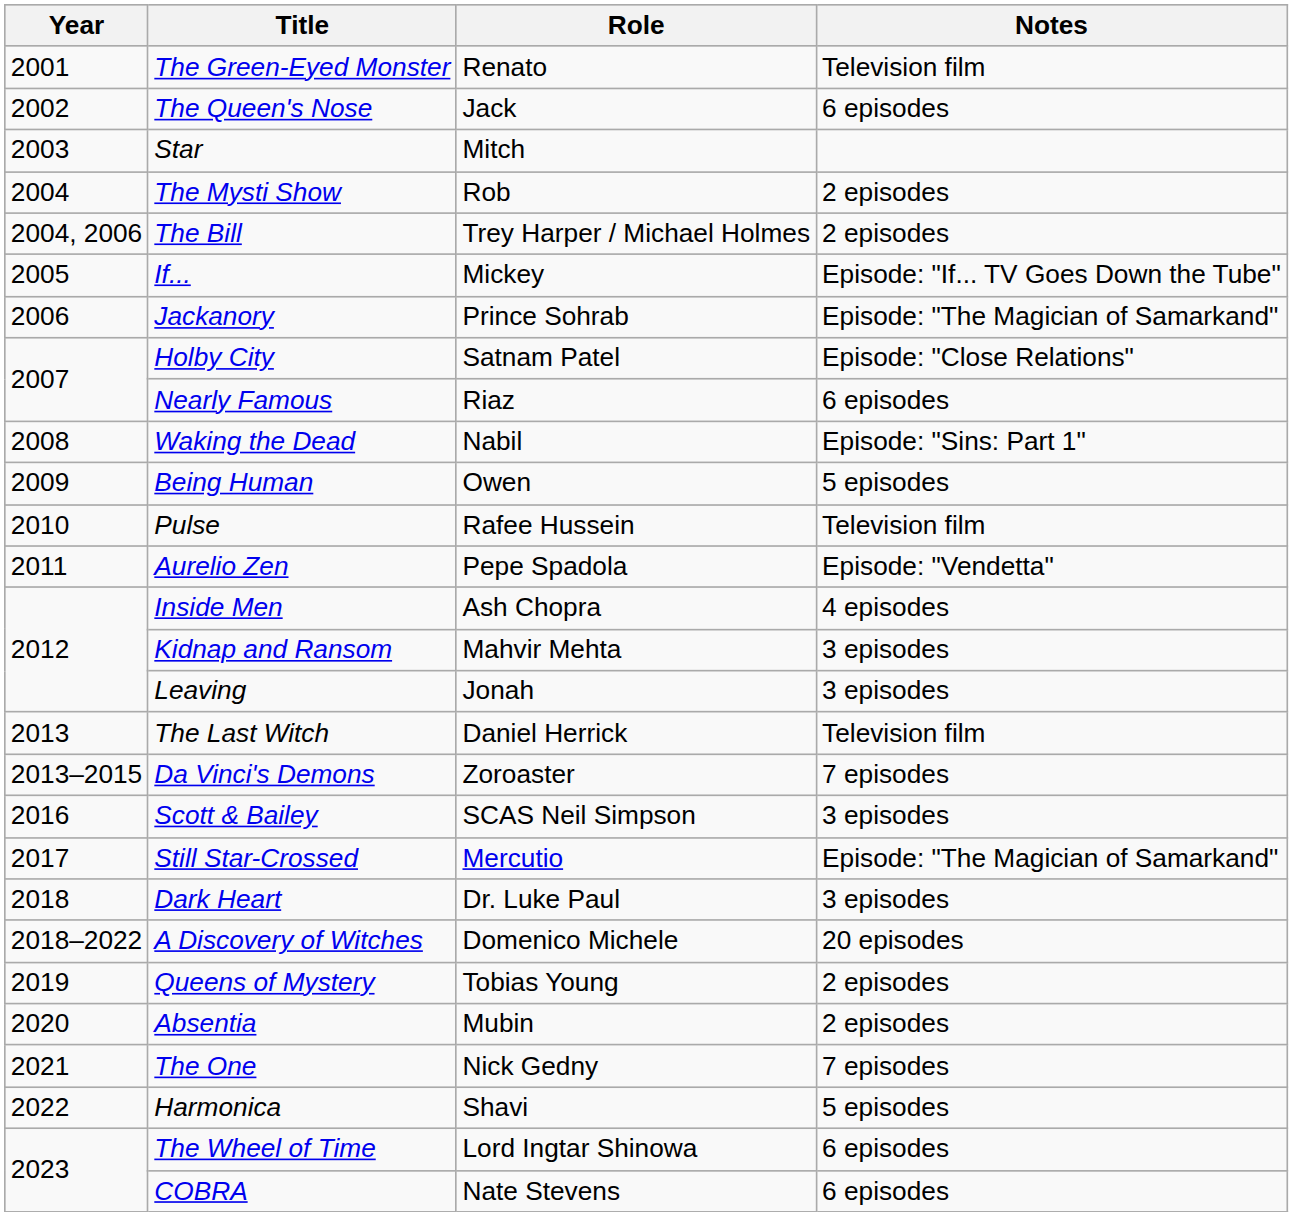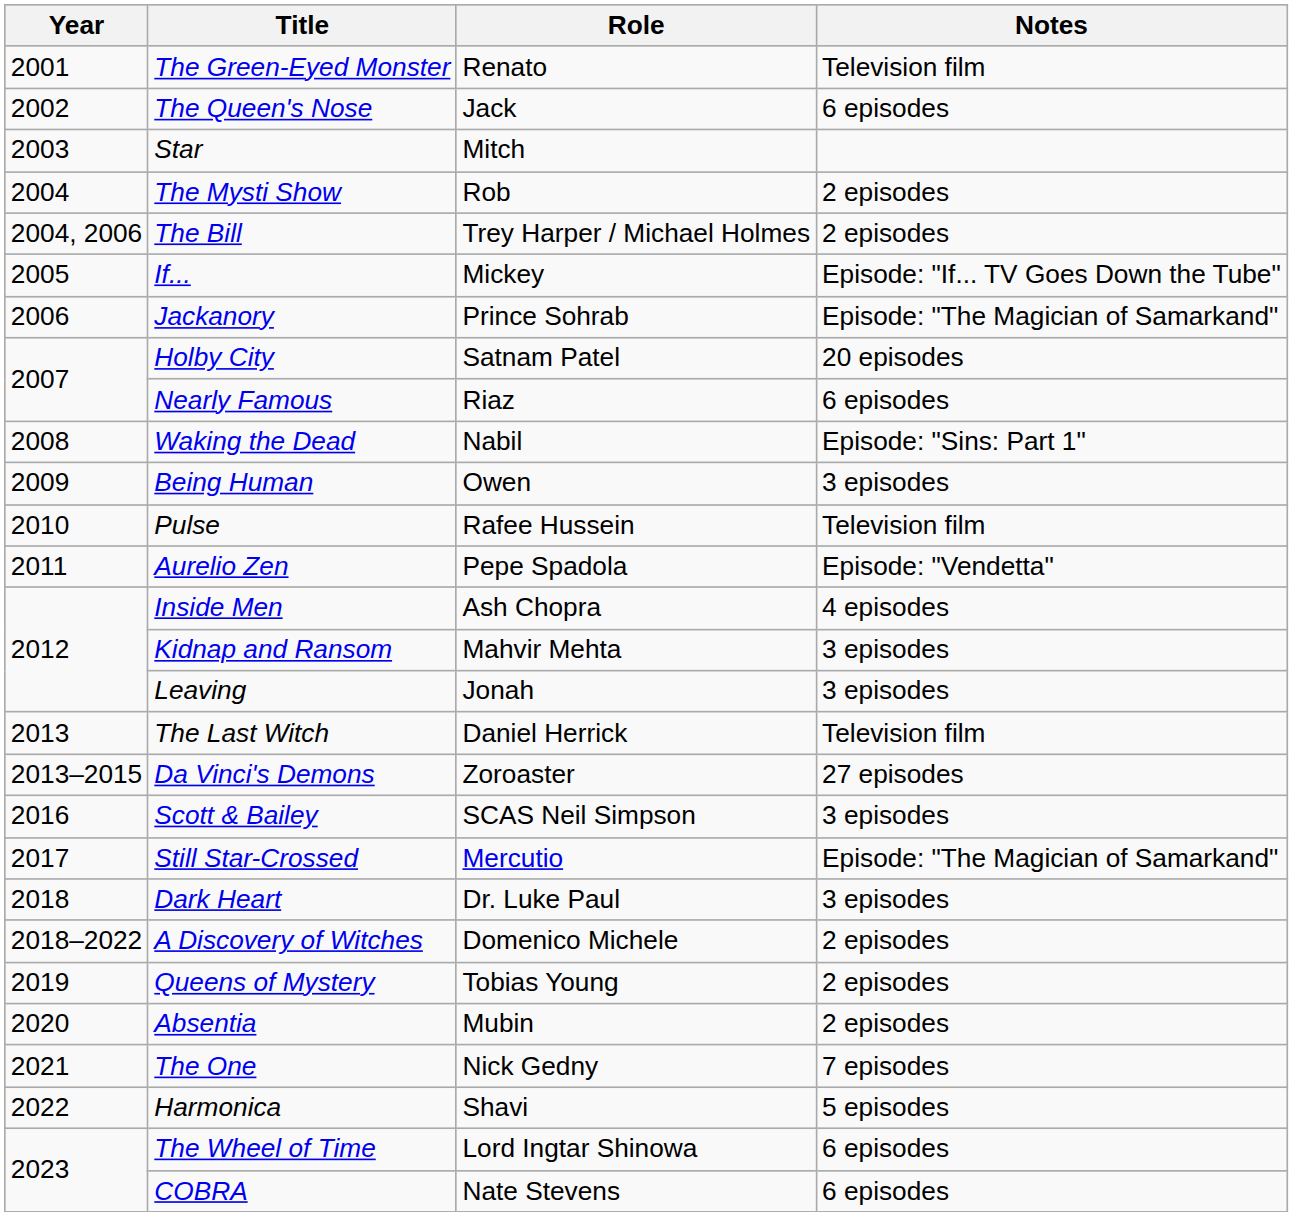(978, 358) Episode: "Close Relations" -> (893, 358) 20 episodes
(886, 483) 5 episodes -> (886, 483) 3 episodes
(886, 774) 7 episodes -> (893, 774) 27 episodes
(893, 940) 20 episodes -> (886, 940) 2 episodes
